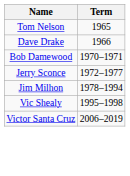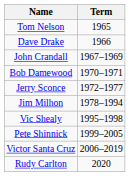+ row: (41, 57)
+ row: (41, 133)
+ row: (41, 164)
